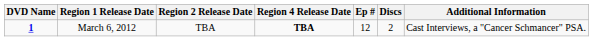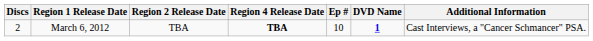columns swapped: (31, 12) <-> (391, 12)
(365, 28) 12 -> (339, 28) 10
